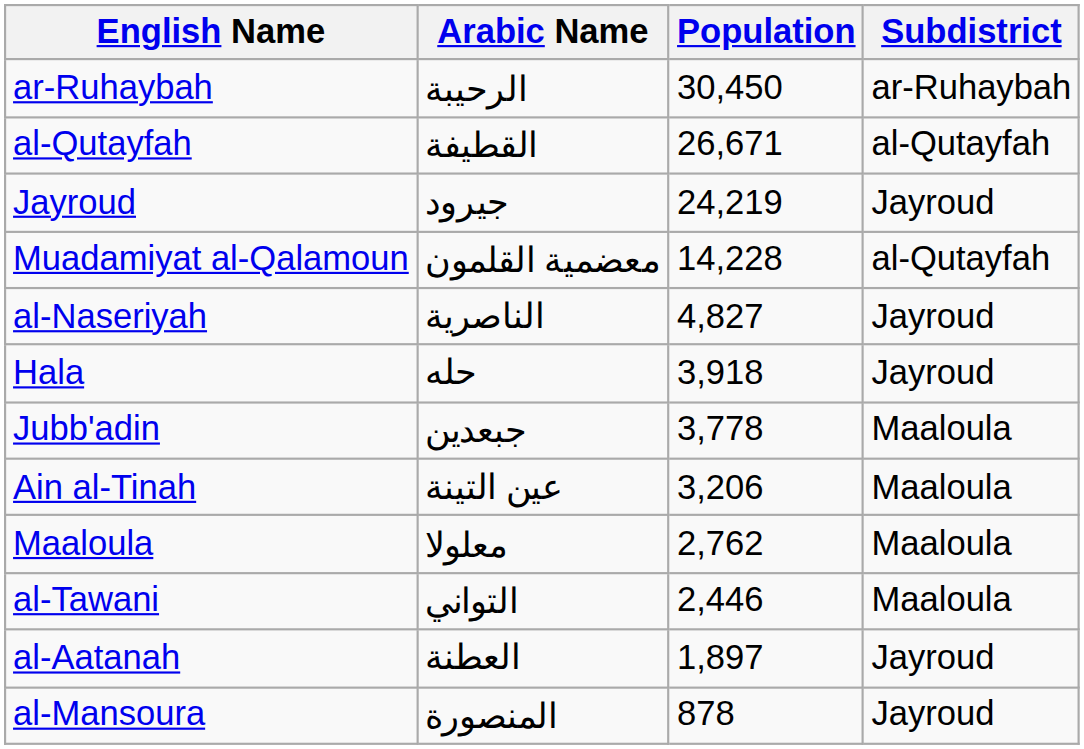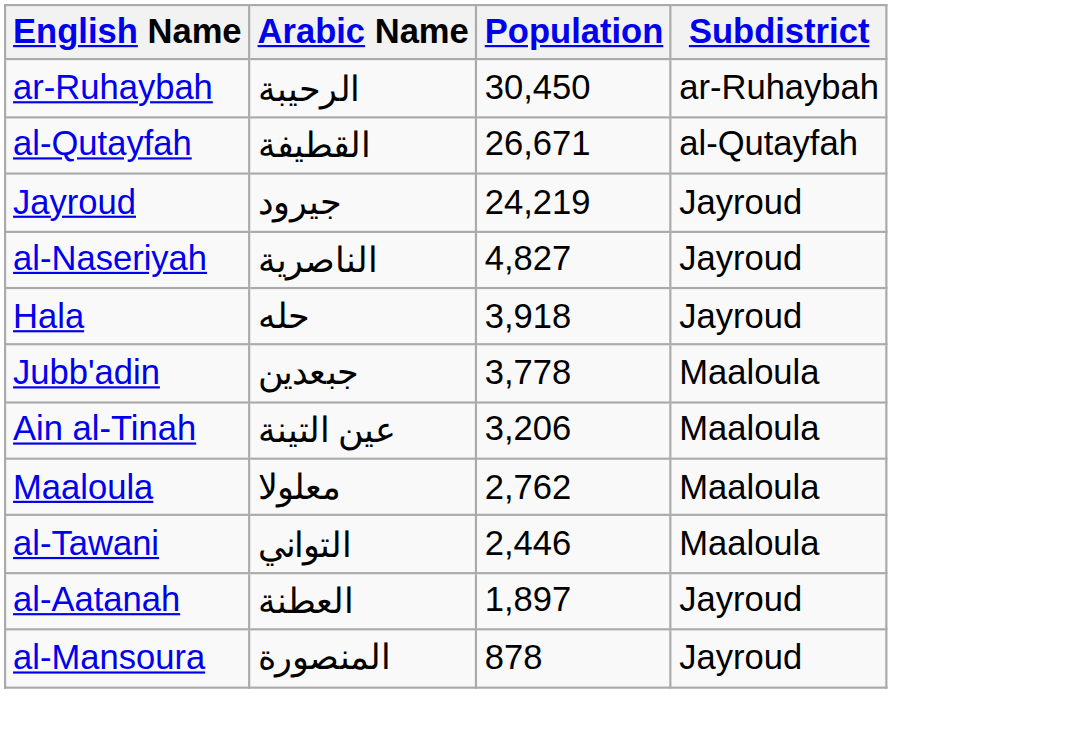- row: (211, 258)
